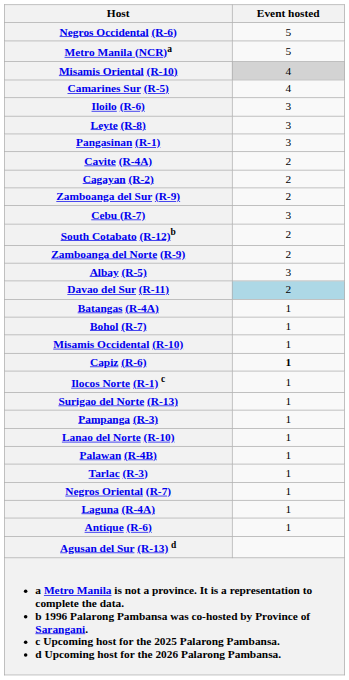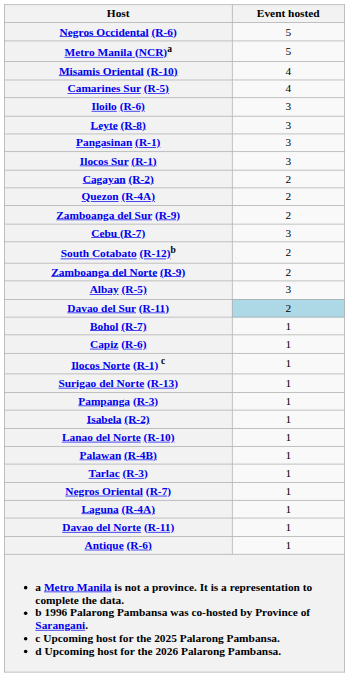(288, 70) lightgrey background -> (288, 70) no background
+ row: (118, 161)
- row: (118, 161)
+ row: (118, 197)
- row: (118, 308)
- row: (118, 344)
(288, 362) bold -> (288, 344) normal
+ row: (118, 419)
+ row: (118, 527)
- row: (118, 547)
